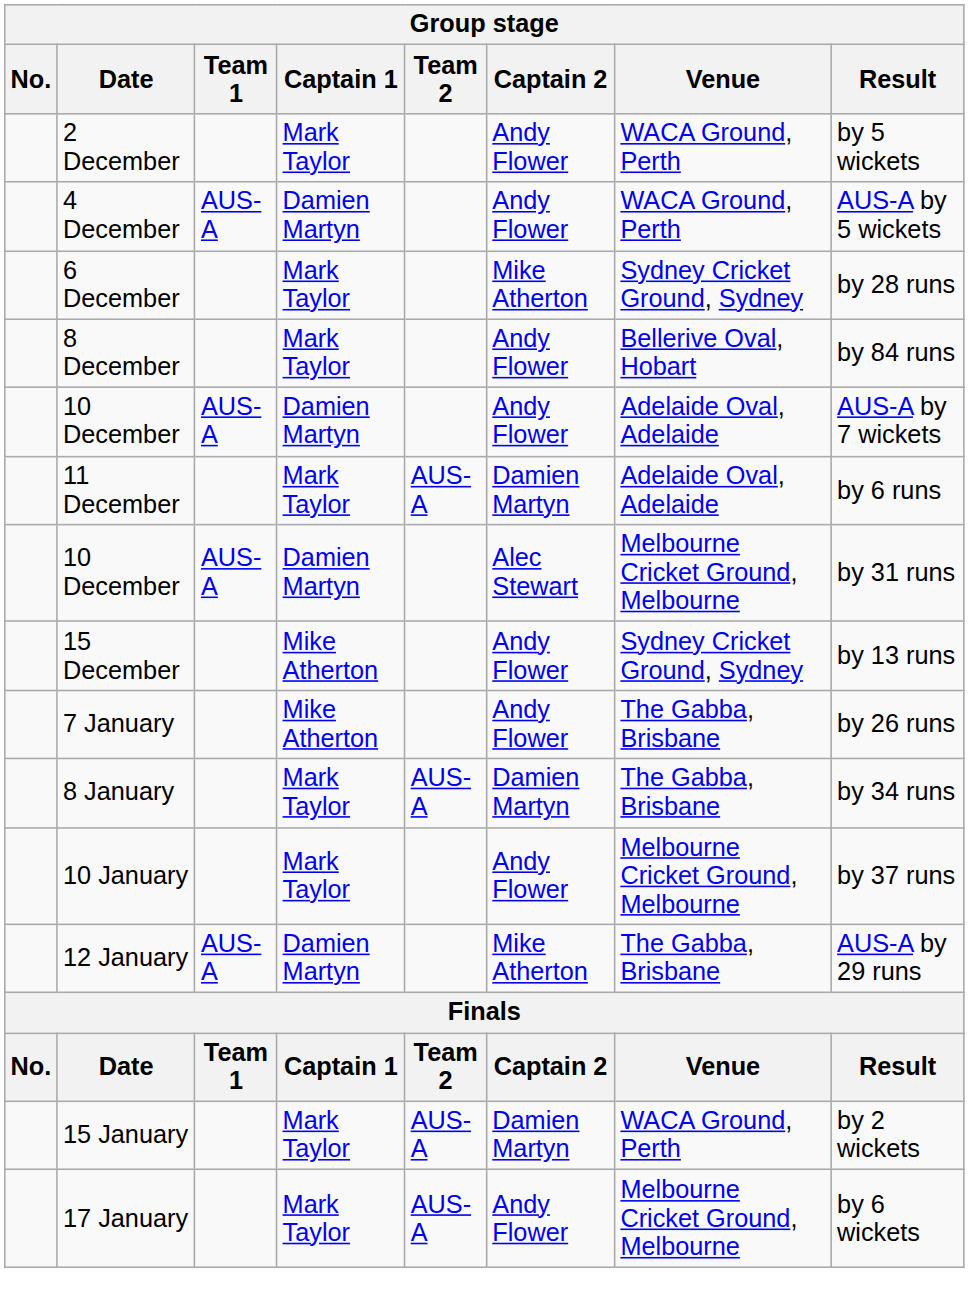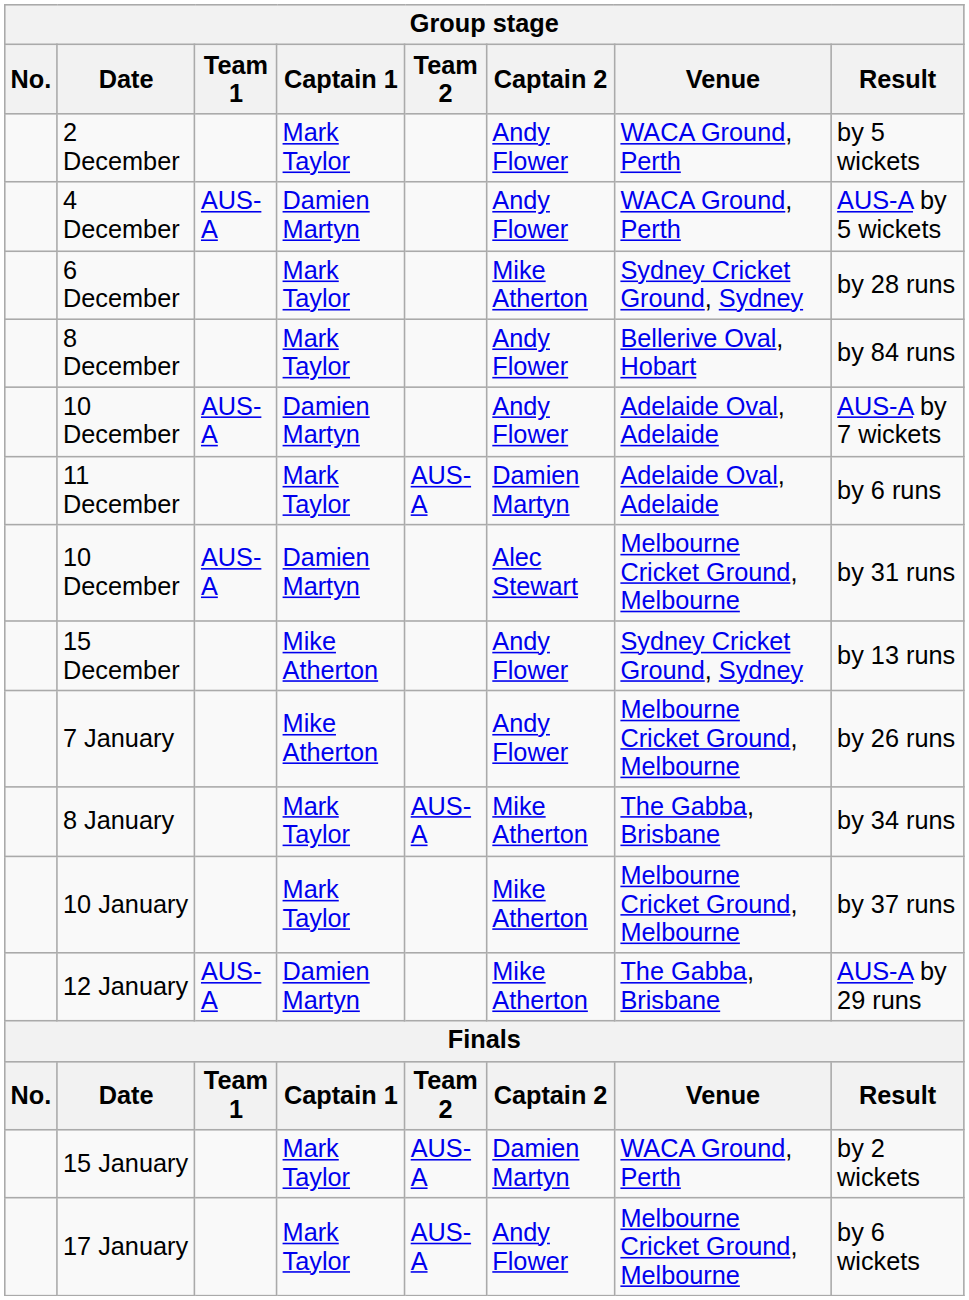(687, 724) The Gabba, Brisbane -> (709, 738) Melbourne Cricket Ground, Melbourne
(536, 792) Damien Martyn -> (540, 821) Mike Atherton
(530, 875) Andy Flower -> (540, 903) Mike Atherton
